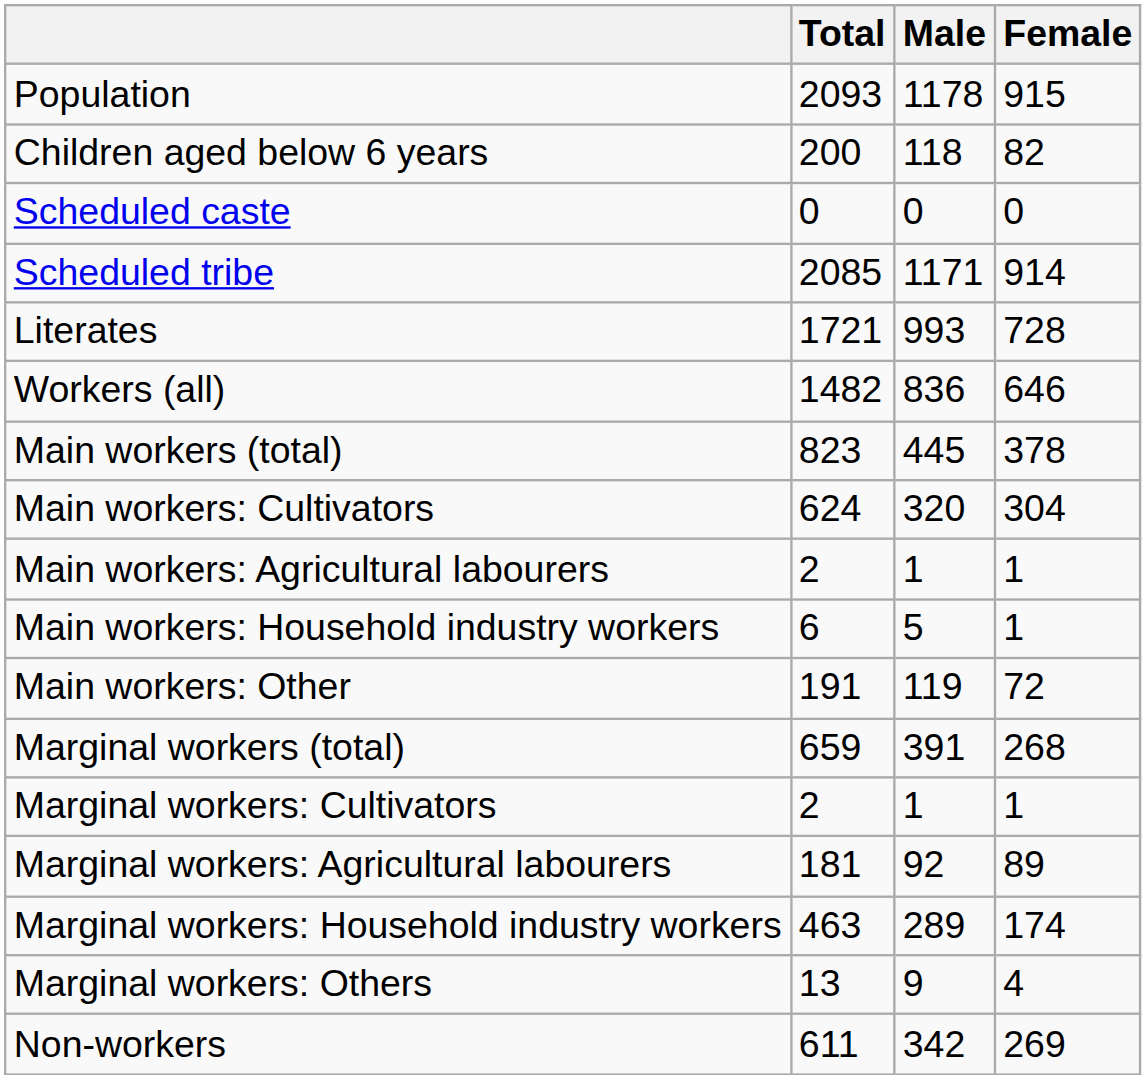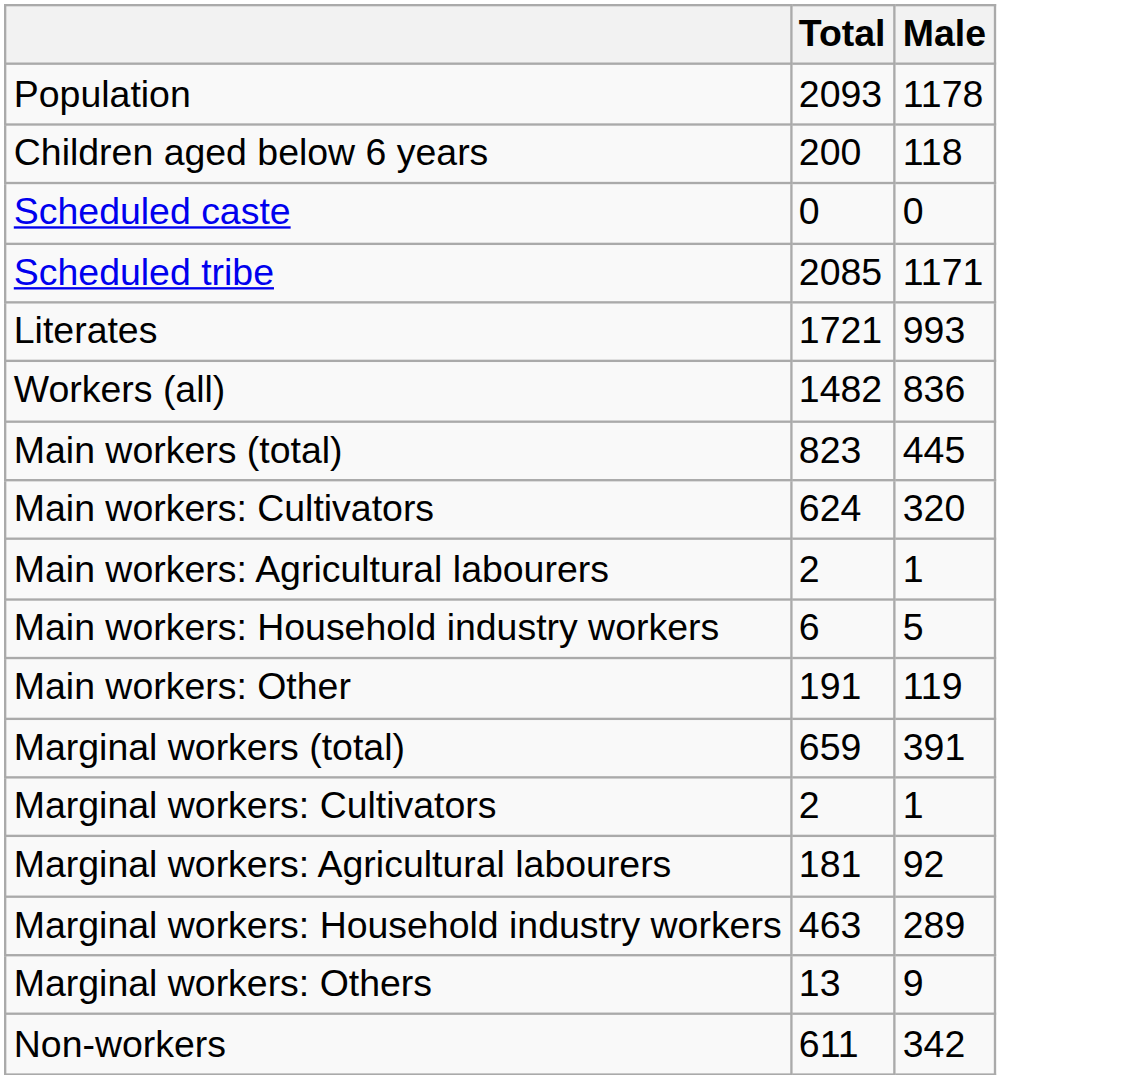- column: (1068, 34)
